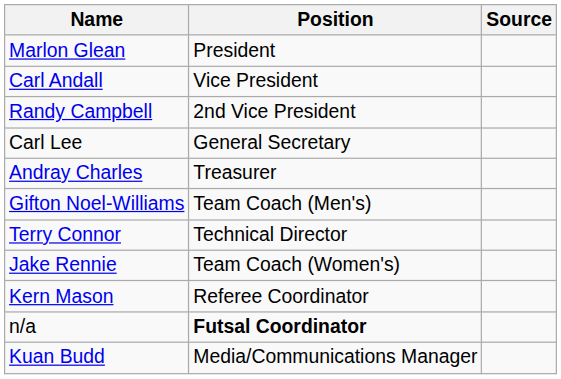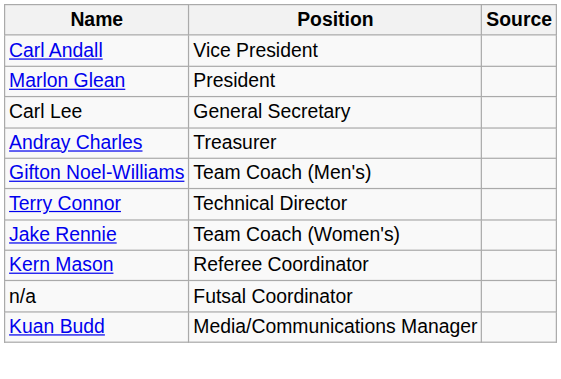rows swapped: (67, 50) <-> (56, 81)
- row: (81, 111)
(280, 326) bold -> (273, 296) normal
